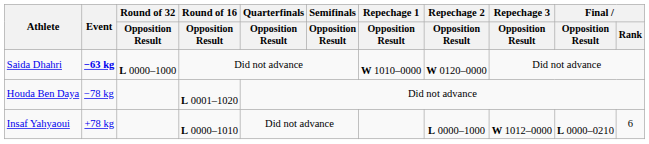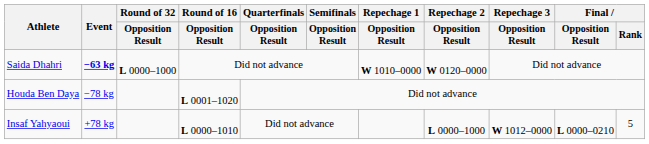(630, 124) 6 -> (630, 124) 5
